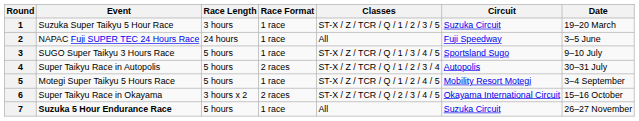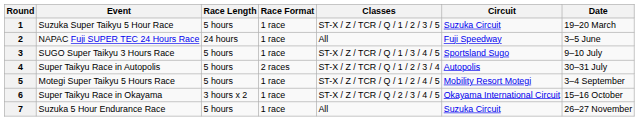(218, 25) 3 hours -> (218, 25) 5 hours
(275, 94) 2 races -> (273, 94) 1 race
(105, 108) bold -> (102, 108) normal
